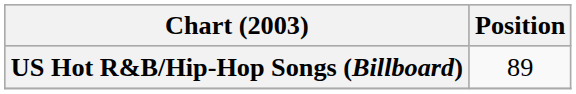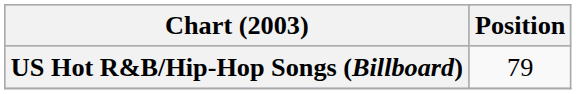(520, 66) 89 -> (520, 66) 79
